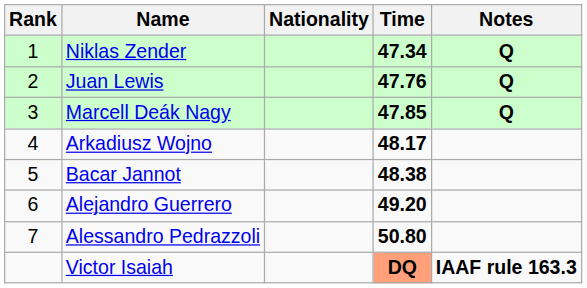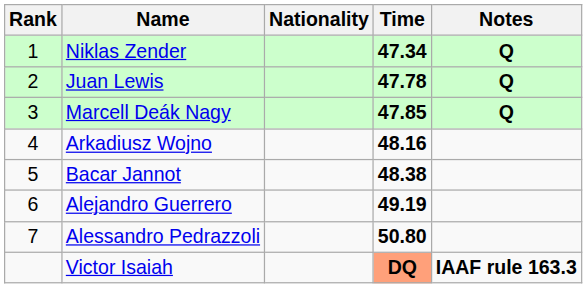(402, 81) 47.76 -> (402, 81) 47.78
(402, 143) 48.17 -> (402, 143) 48.16
(402, 205) 49.20 -> (402, 205) 49.19
